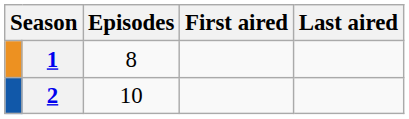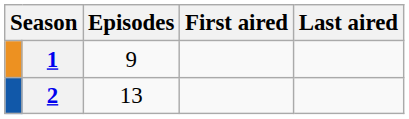(131, 58) 8 -> (131, 58) 9
(131, 95) 10 -> (131, 95) 13
